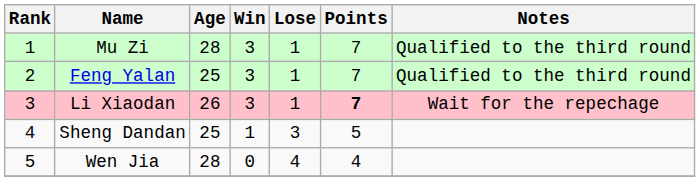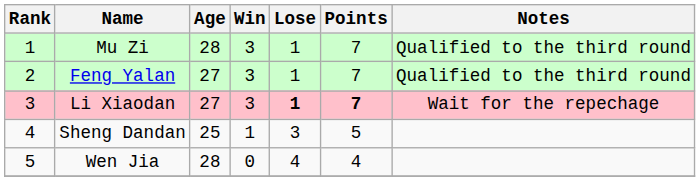(210, 76) 25 -> (210, 76) 27
(210, 105) 26 -> (210, 105) 27
(295, 105) normal -> (295, 105) bold
